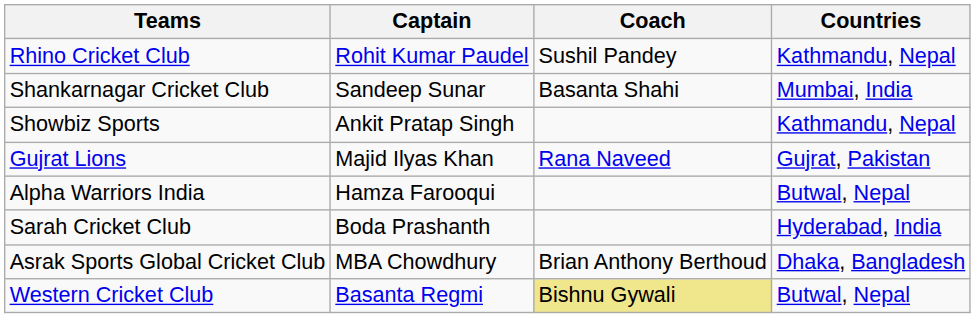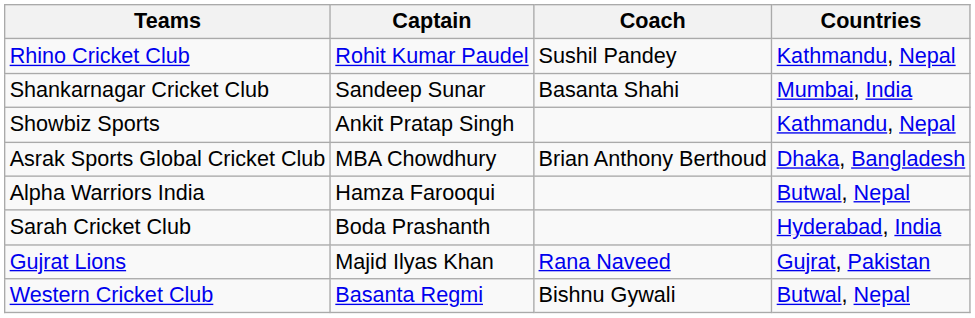rows swapped: (168, 261) <-> (68, 158)
(607, 295) khaki background -> (607, 295) no background
